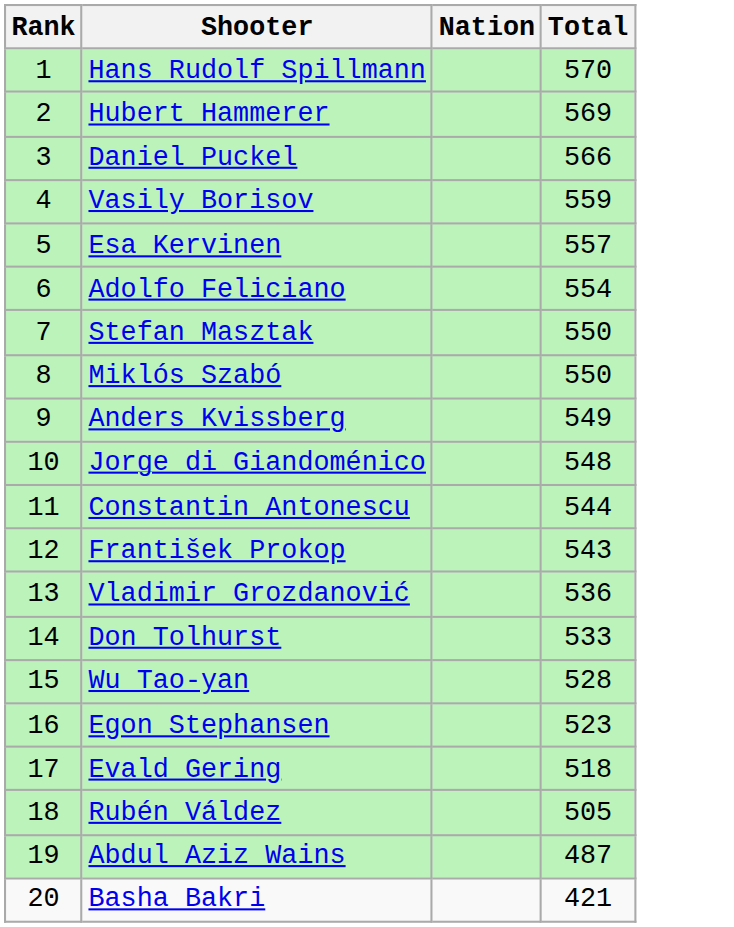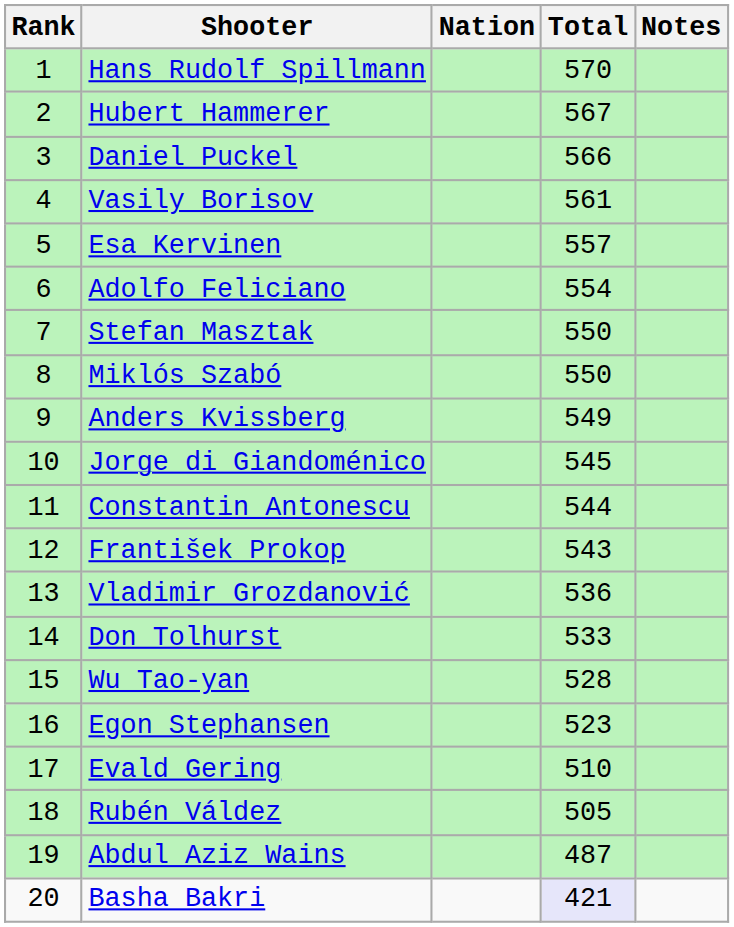+ column: (681, 27)
(588, 114) 569 -> (588, 114) 567
(588, 201) 559 -> (588, 201) 561
(588, 463) 548 -> (588, 463) 545
(588, 769) 518 -> (588, 769) 510
(588, 900) no background -> (588, 900) lavender background
